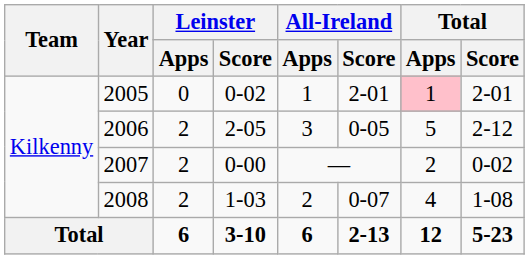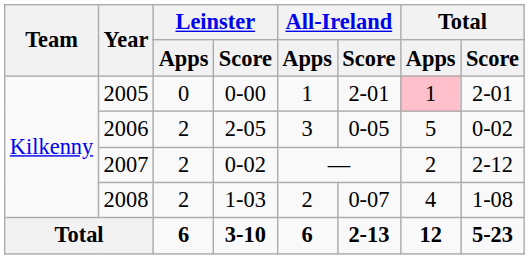(245, 93) 0-02 -> (245, 93) 0-00
(492, 128) 2-12 -> (492, 128) 0-02
(245, 164) 0-00 -> (245, 164) 0-02
(492, 164) 0-02 -> (492, 164) 2-12
